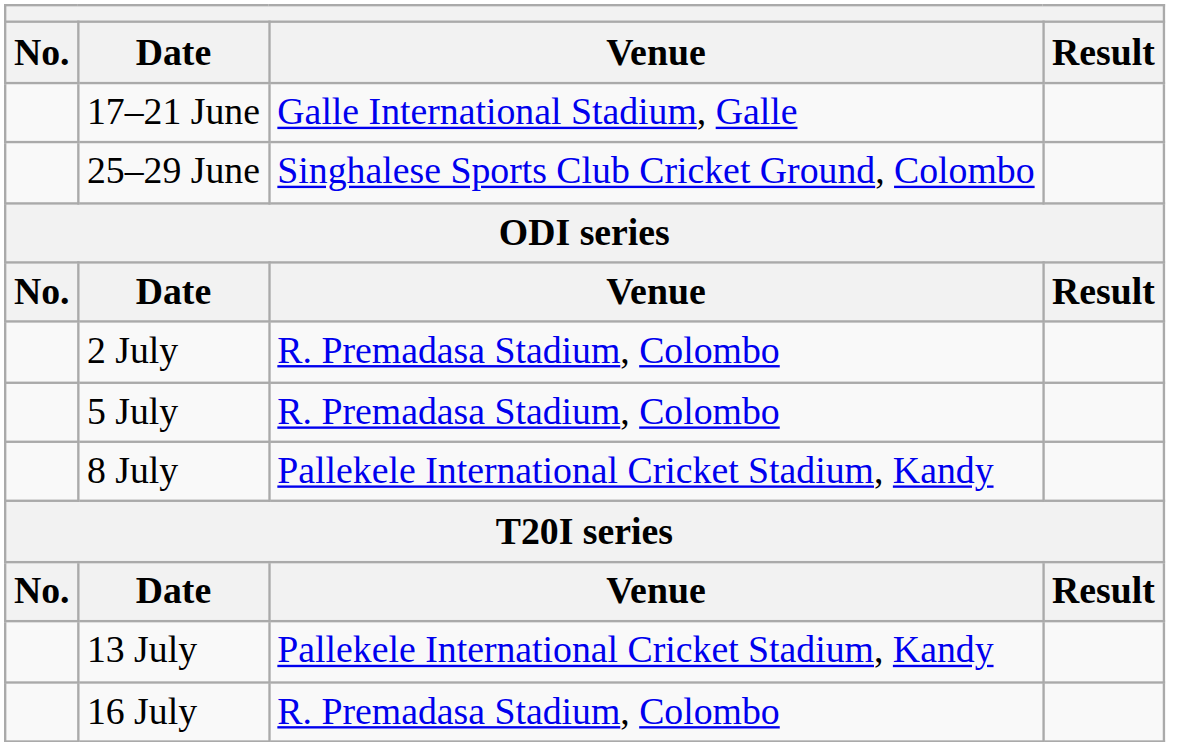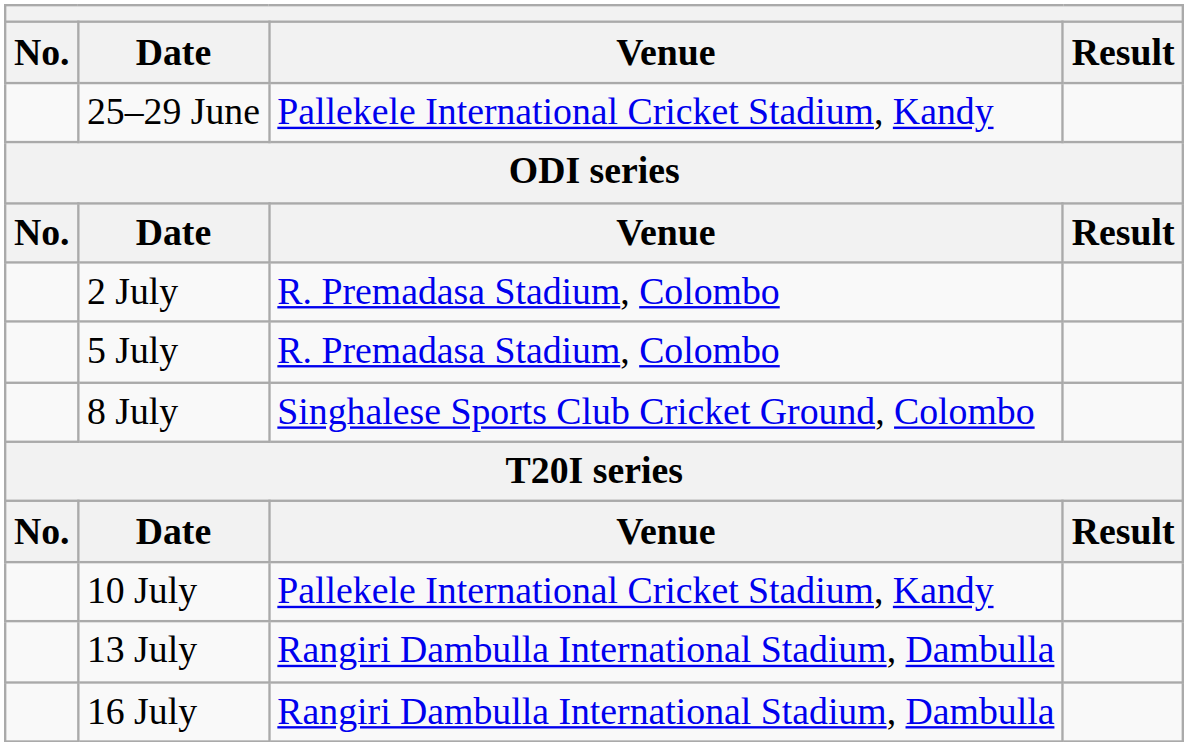- row: (173, 111)
(656, 171) Singhalese Sports Club Cricket Ground, Colombo -> (635, 111) Pallekele International Cricket Stadium, Kandy
(635, 471) Pallekele International Cricket Stadium, Kandy -> (656, 411) Singhalese Sports Club Cricket Ground, Colombo
+ row: (142, 590)
(635, 650) Pallekele International Cricket Stadium, Kandy -> (666, 650) Rangiri Dambulla International Stadium, Dambulla
(529, 710) R. Premadasa Stadium, Colombo -> (666, 710) Rangiri Dambulla International Stadium, Dambulla
